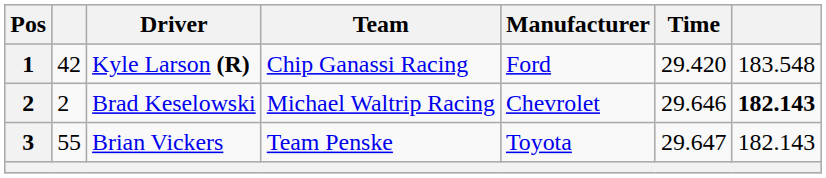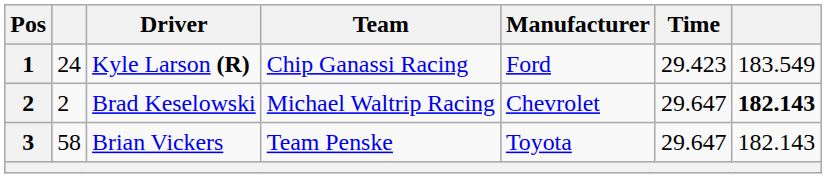(69, 63) 42 -> (69, 63) 24
(694, 63) 29.420 -> (694, 63) 29.423
(776, 63) 183.548 -> (776, 63) 183.549
(694, 103) 29.646 -> (694, 103) 29.647
(69, 142) 55 -> (69, 142) 58
